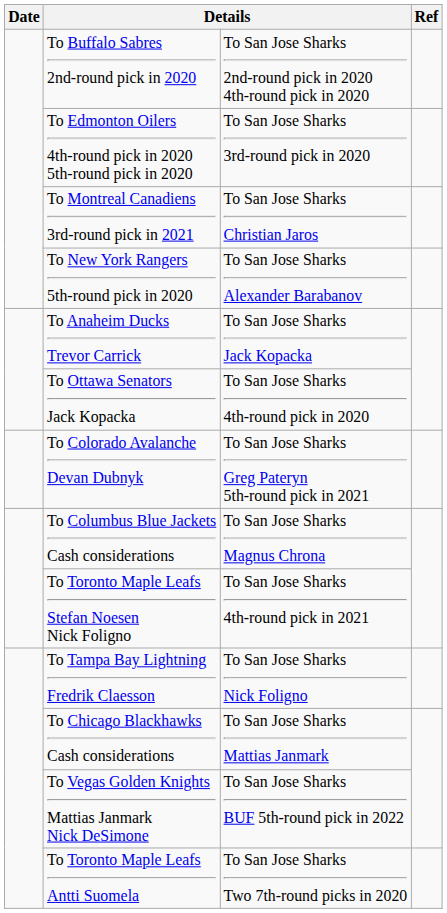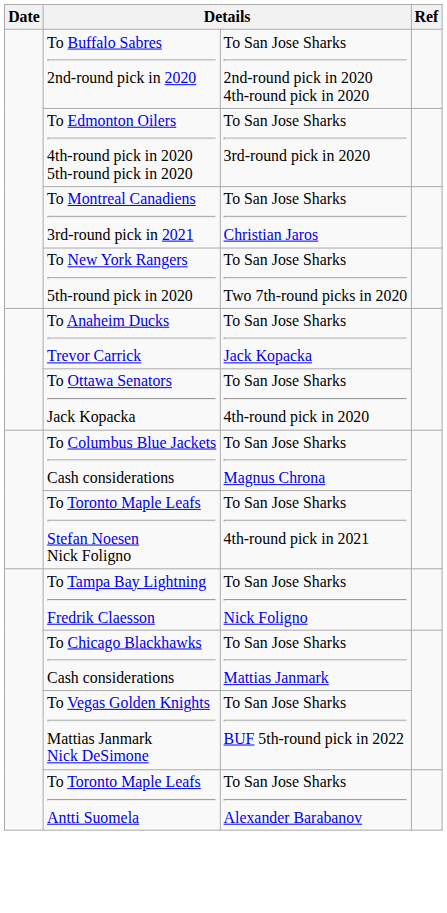(315, 277) To San Jose Sharks Alexander Barabanov -> (315, 277) To San Jose Sharks Two 7th-round picks in 2020
- row: (132, 460)
(315, 878) To San Jose Sharks Two 7th-round picks in 2020 -> (315, 799) To San Jose Sharks Alexander Barabanov
